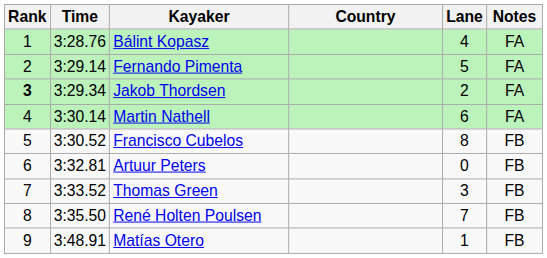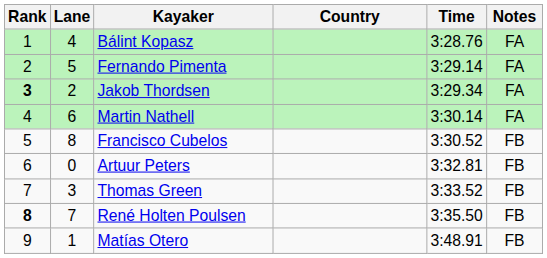columns swapped: (464, 16) <-> (80, 16)
(27, 215) normal -> (27, 215) bold
